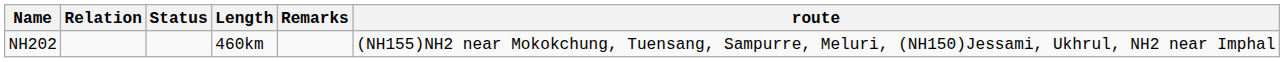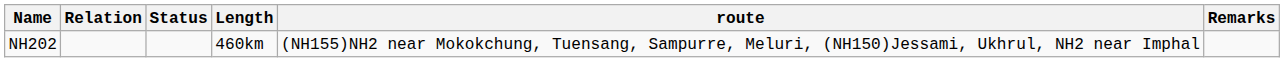columns swapped: (816, 18) <-> (315, 18)
